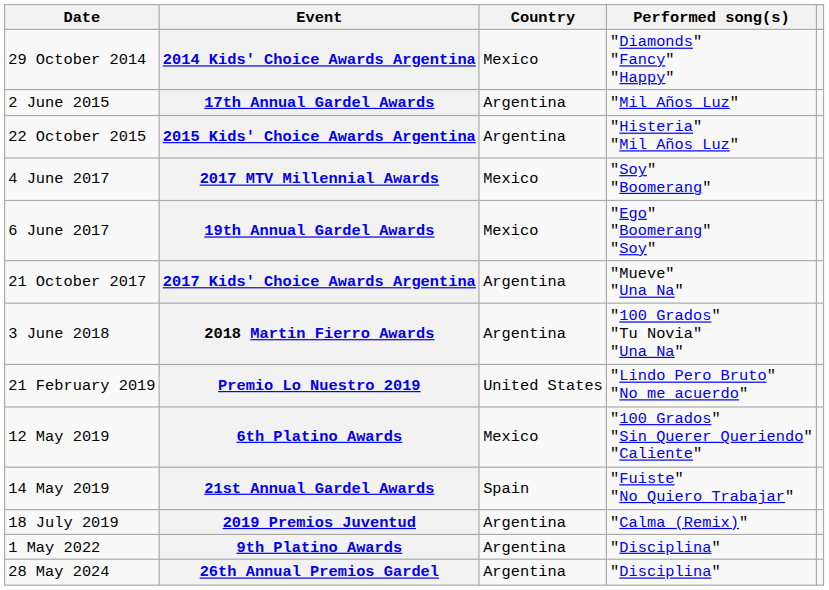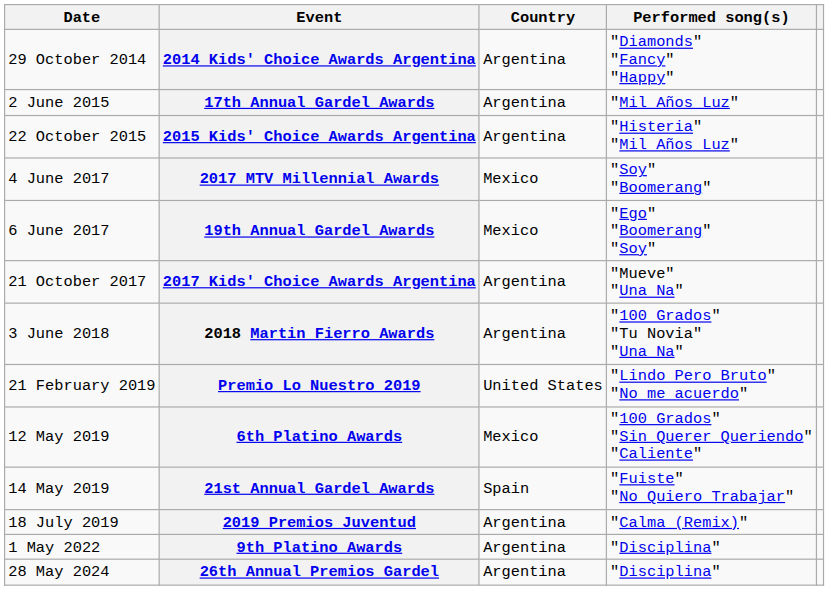(511, 60) Mexico -> (525, 60) Argentina
